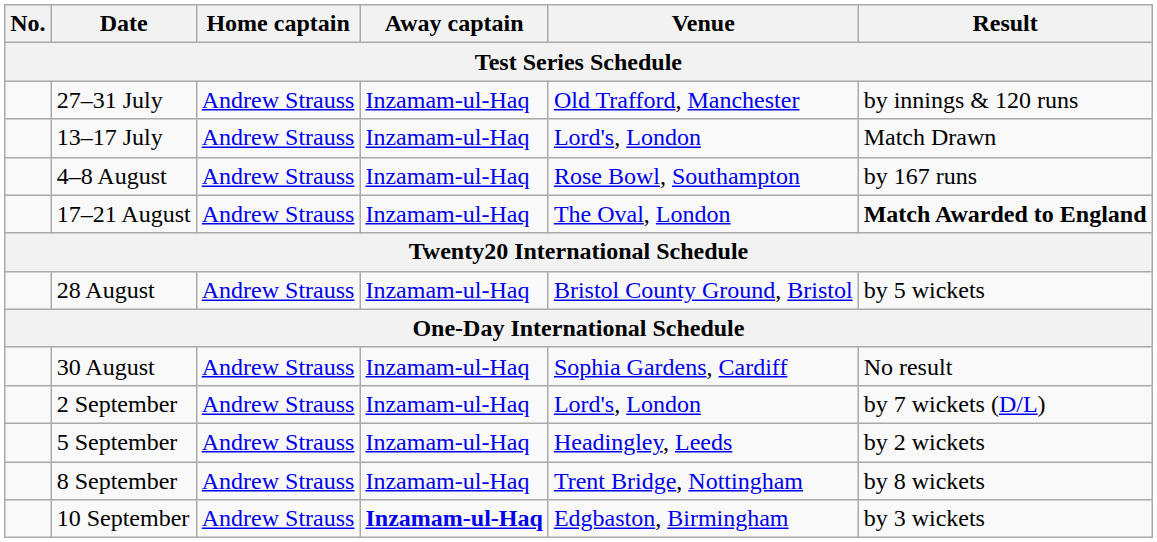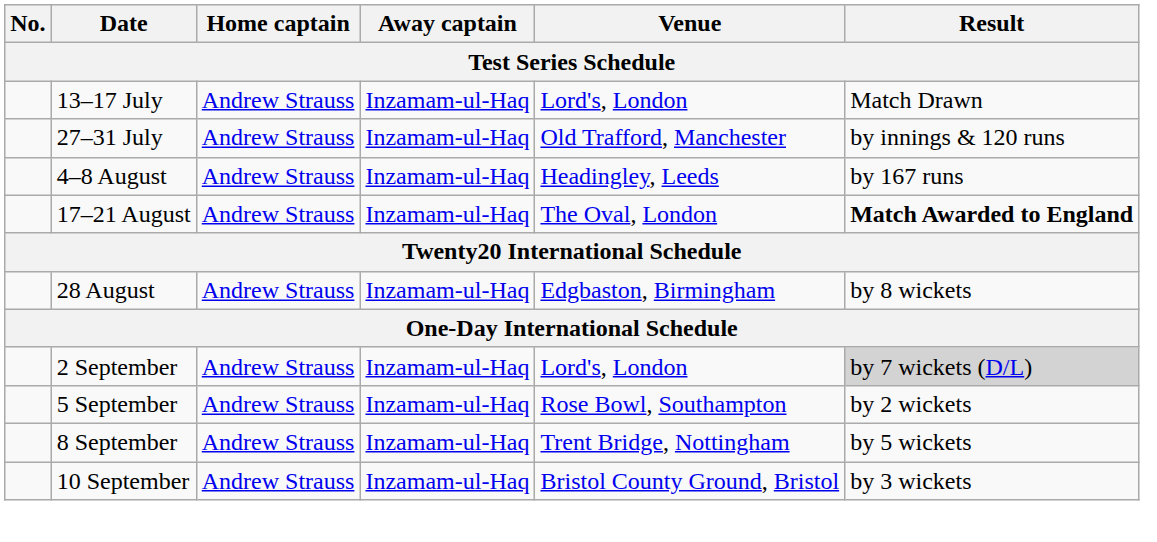rows swapped: (110, 137) <-> (110, 99)
(677, 175) Rose Bowl, Southampton -> (630, 175) Headingley, Leeds
(703, 289) Bristol County Ground, Bristol -> (658, 289) Edgbaston, Birmingham
(924, 289) by 5 wickets -> (911, 289) by 8 wickets
- row: (106, 366)
(955, 404) no background -> (941, 366) lightgrey background
(643, 442) Headingley, Leeds -> (663, 404) Rose Bowl, Southampton
(924, 480) by 8 wickets -> (911, 442) by 5 wickets
(454, 518) bold -> (447, 480) normal
(671, 518) Edgbaston, Birmingham -> (690, 480) Bristol County Ground, Bristol
